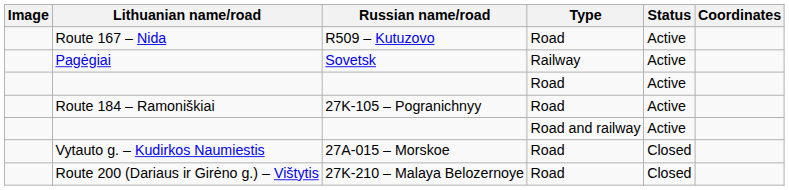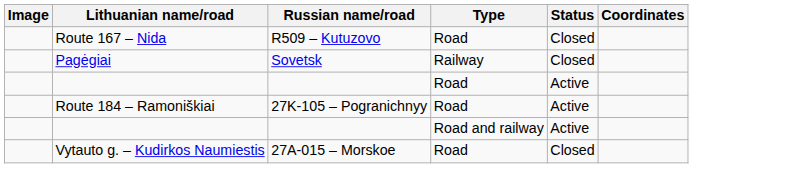(667, 38) Active -> (573, 38) Closed
(667, 60) Active -> (573, 60) Closed
- row: (187, 173)
